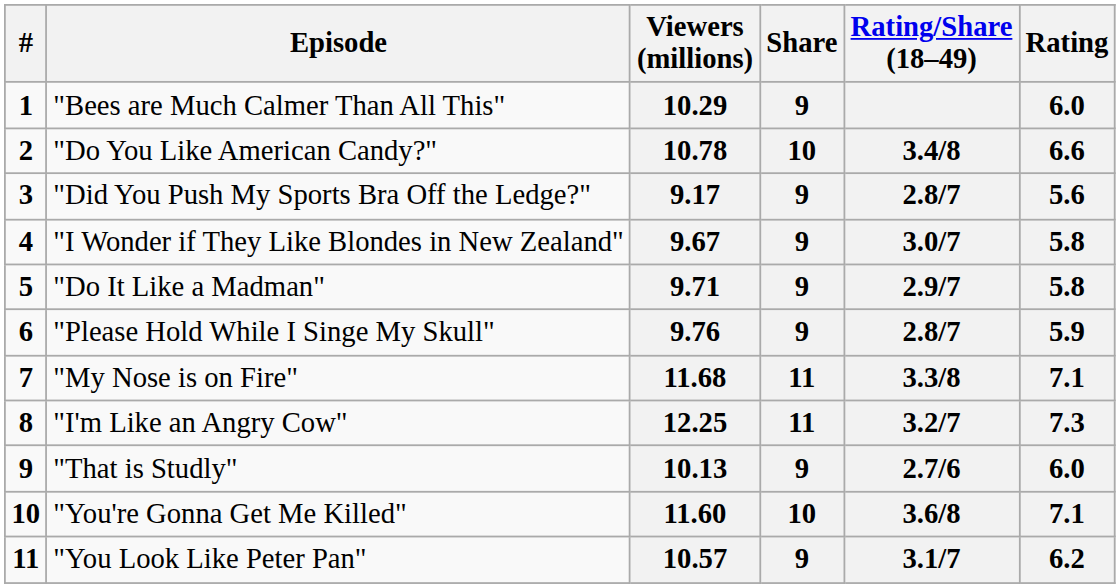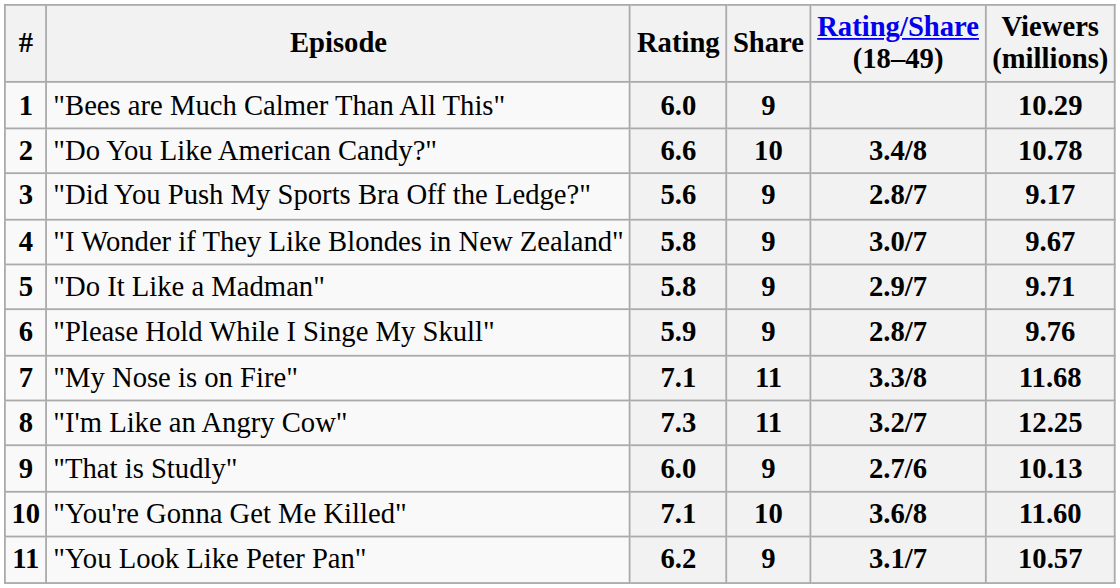columns swapped: (1067, 43) <-> (695, 43)
